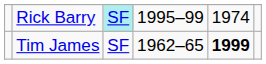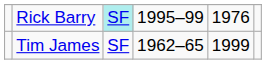(231, 18) 1974 -> (231, 18) 1976
(231, 45) bold -> (231, 45) normal
